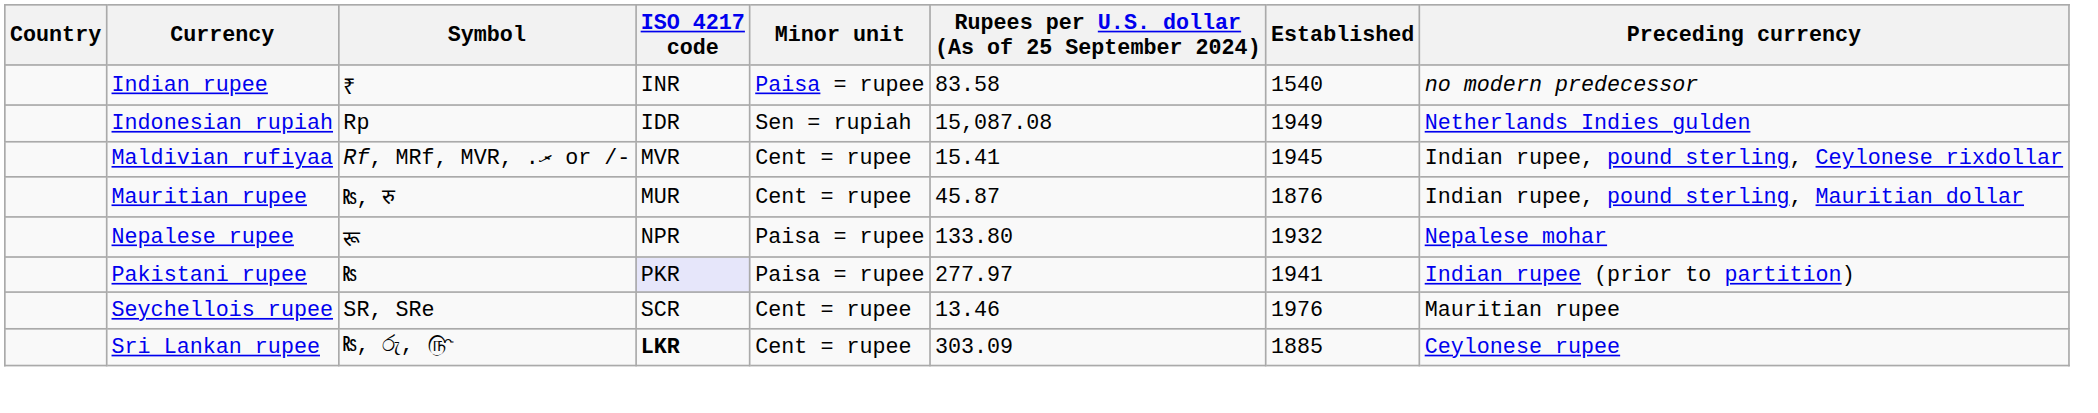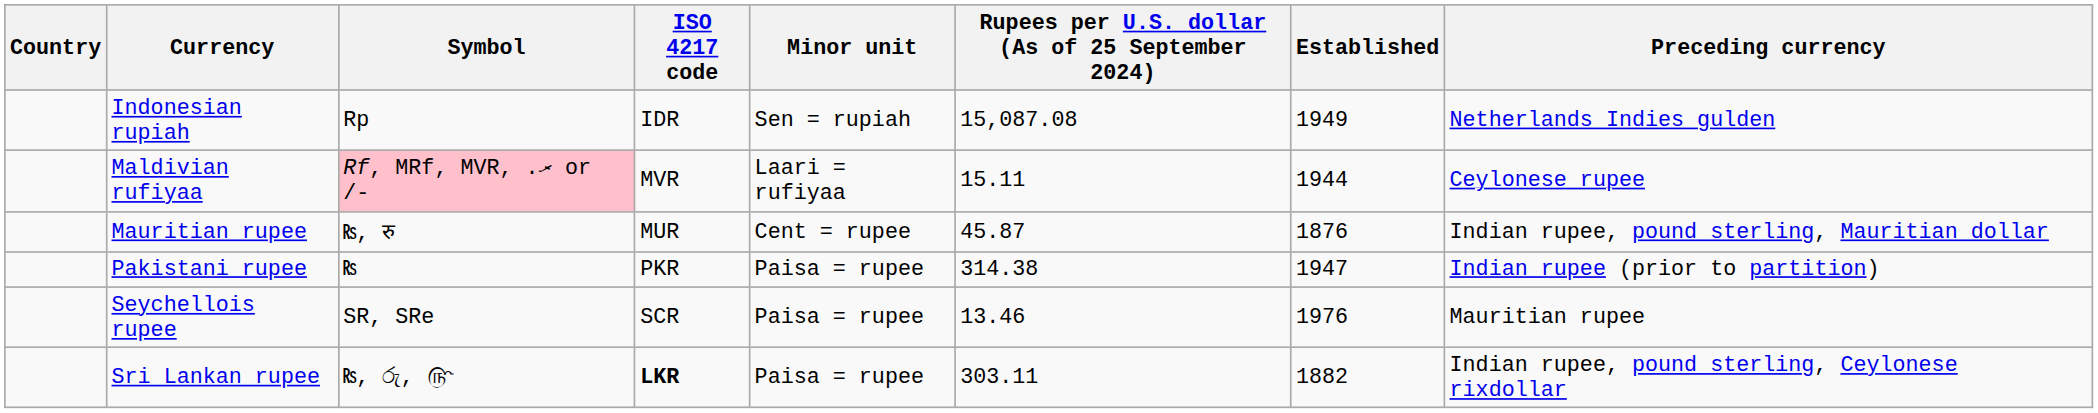- row: (190, 85)
(487, 159) no background -> (467, 181) pink background
(833, 159) Cent = rupee -> (800, 181) Laari = rufiyaa
(968, 159) 15.41 -> (993, 181) 15.11
(1297, 159) 1945 -> (1322, 181) 1944
(1744, 159) Indian rupee, pound sterling, Ceylonese rixdollar -> (1547, 181) Ceylonese rupee
- row: (203, 237)
(660, 275) lavender background -> (660, 269) no background
(974, 275) 277.97 -> (999, 269) 314.38
(1297, 275) 1941 -> (1322, 269) 1947
(833, 310) Cent = rupee -> (839, 317) Paisa = rupee
(833, 347) Cent = rupee -> (839, 378) Paisa = rupee
(974, 347) 303.09 -> (999, 378) 303.11
(1297, 347) 1885 -> (1322, 378) 1882
(1522, 347) Ceylonese rupee -> (1704, 378) Indian rupee, pound sterling, Ceylonese rixdollar
